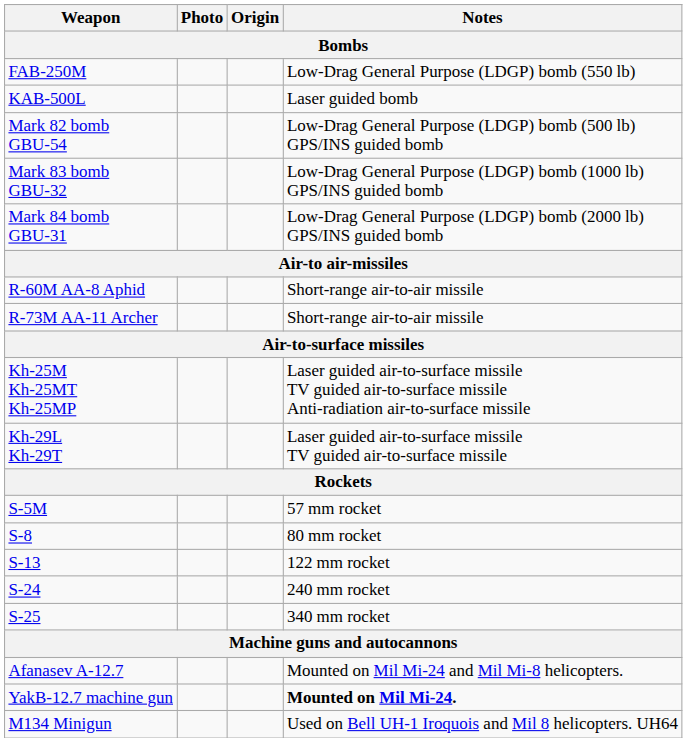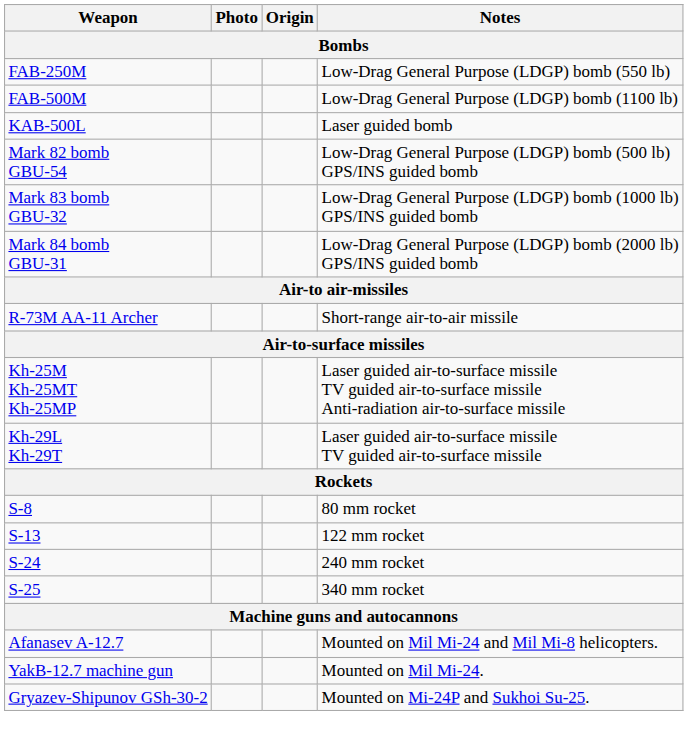+ row: (47, 98)
- row: (77, 290)
- row: (28, 508)
(372, 697) bold -> (403, 670) normal
+ row: (108, 697)
- row: (60, 724)
